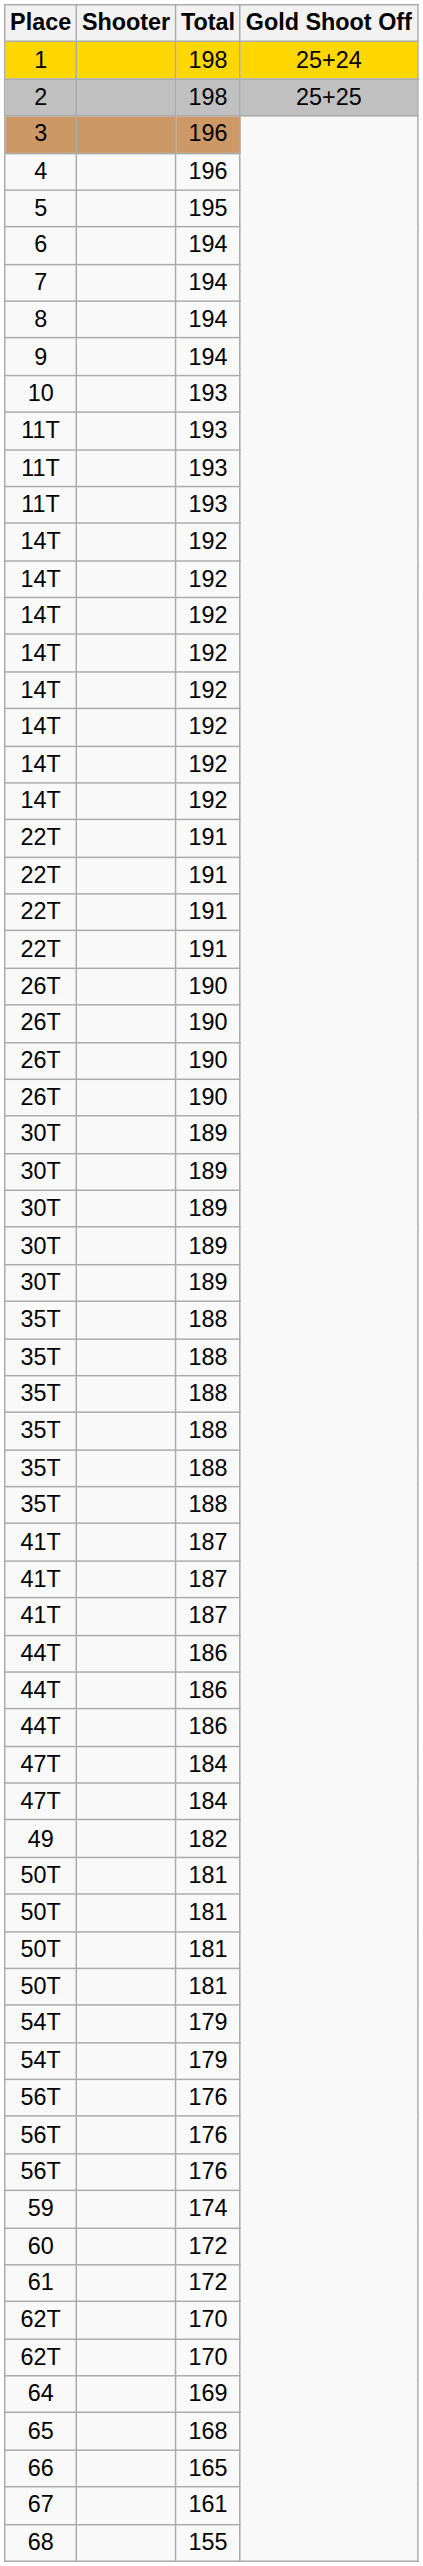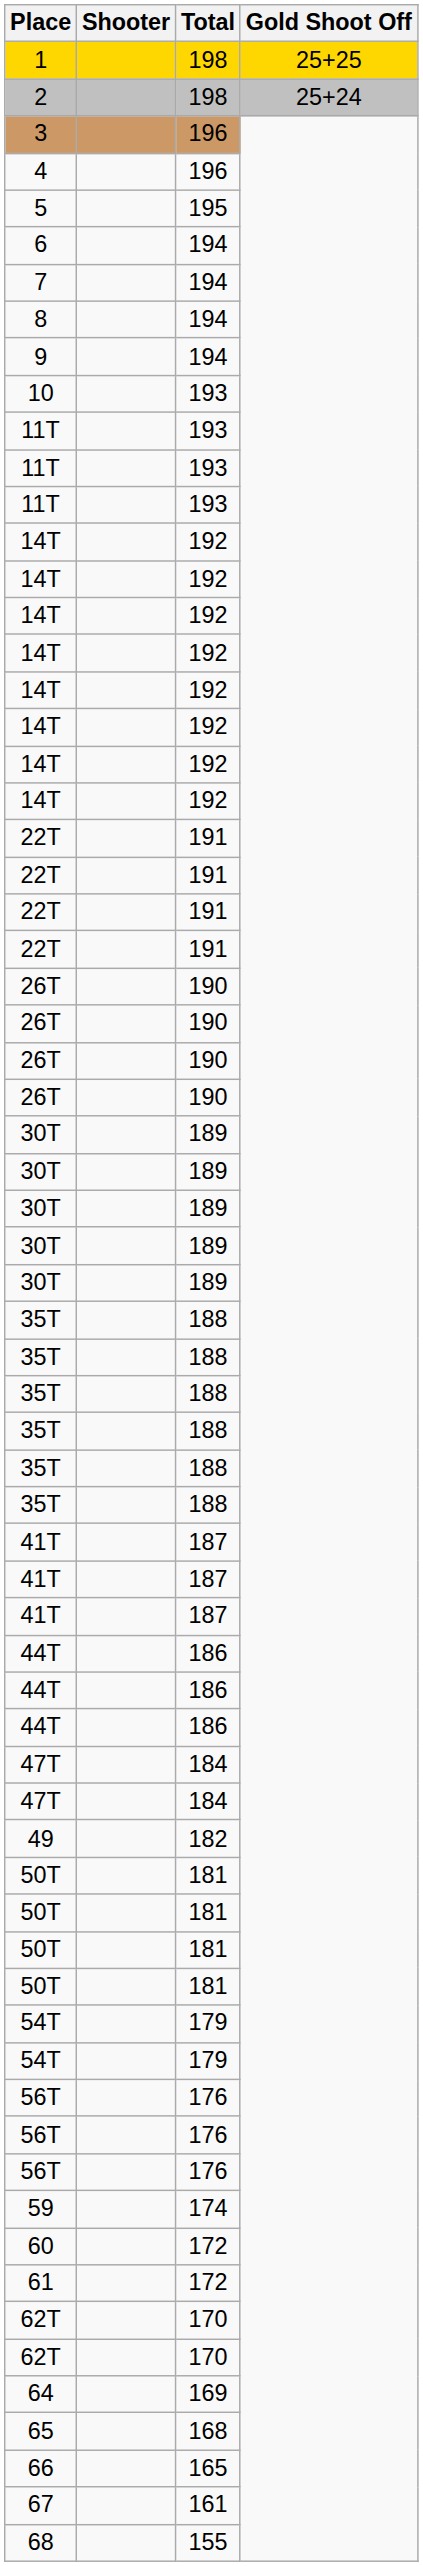(329, 60) 25+24 -> (329, 60) 25+25
(329, 97) 25+25 -> (329, 97) 25+24
